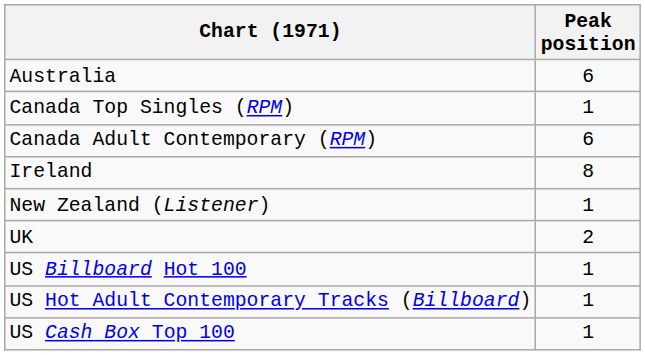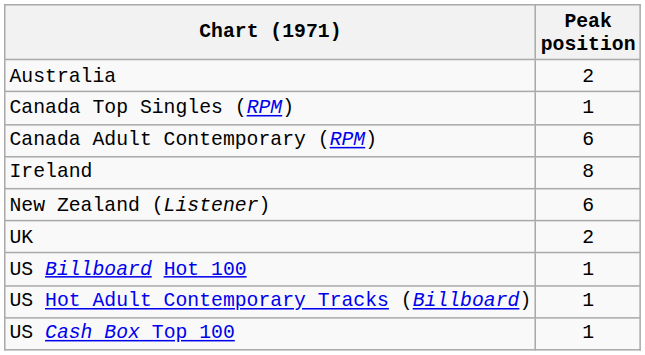(588, 76) 6 -> (588, 76) 2
(588, 205) 1 -> (588, 205) 6
